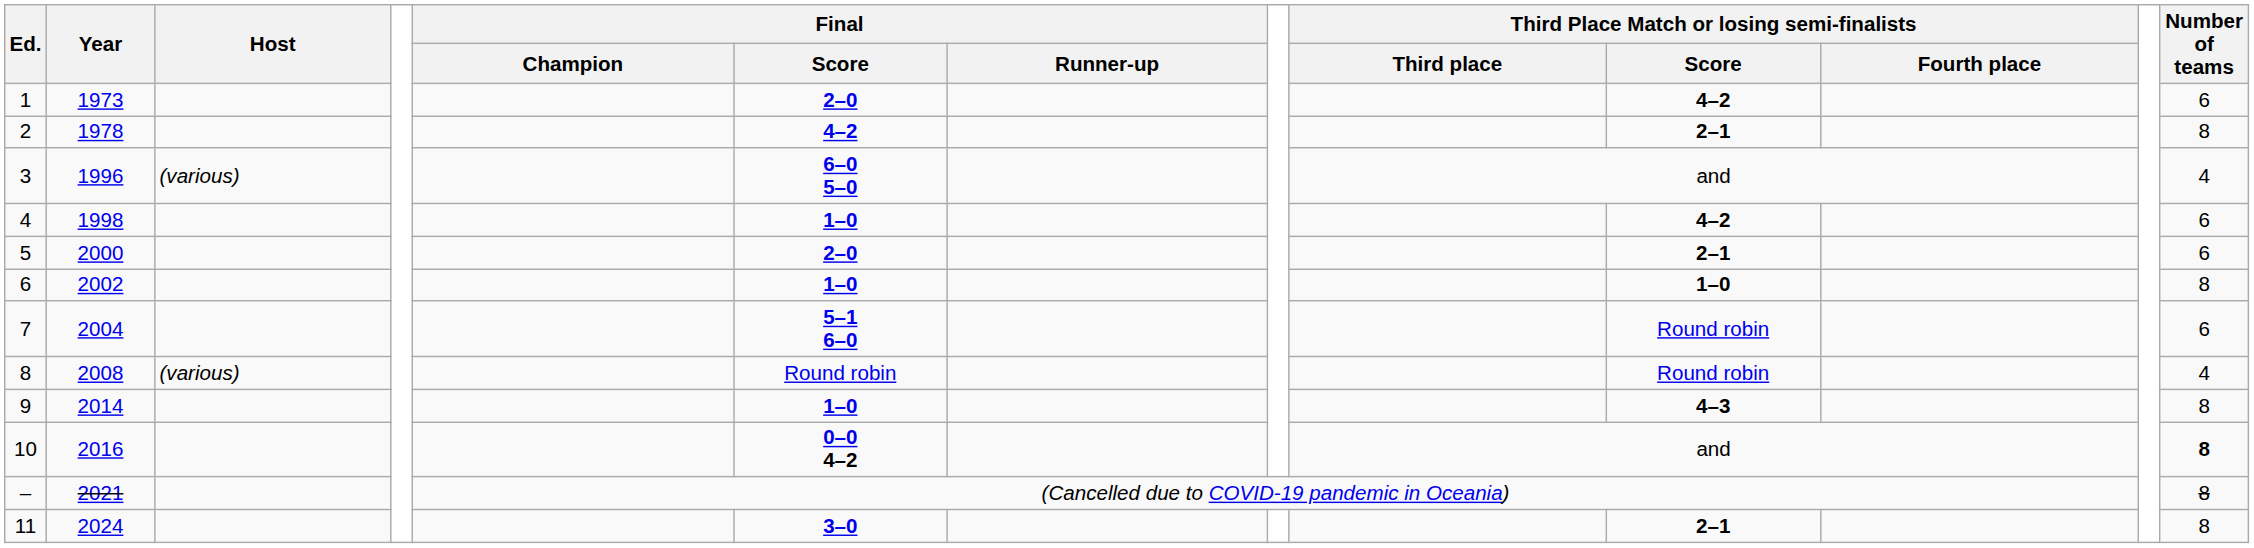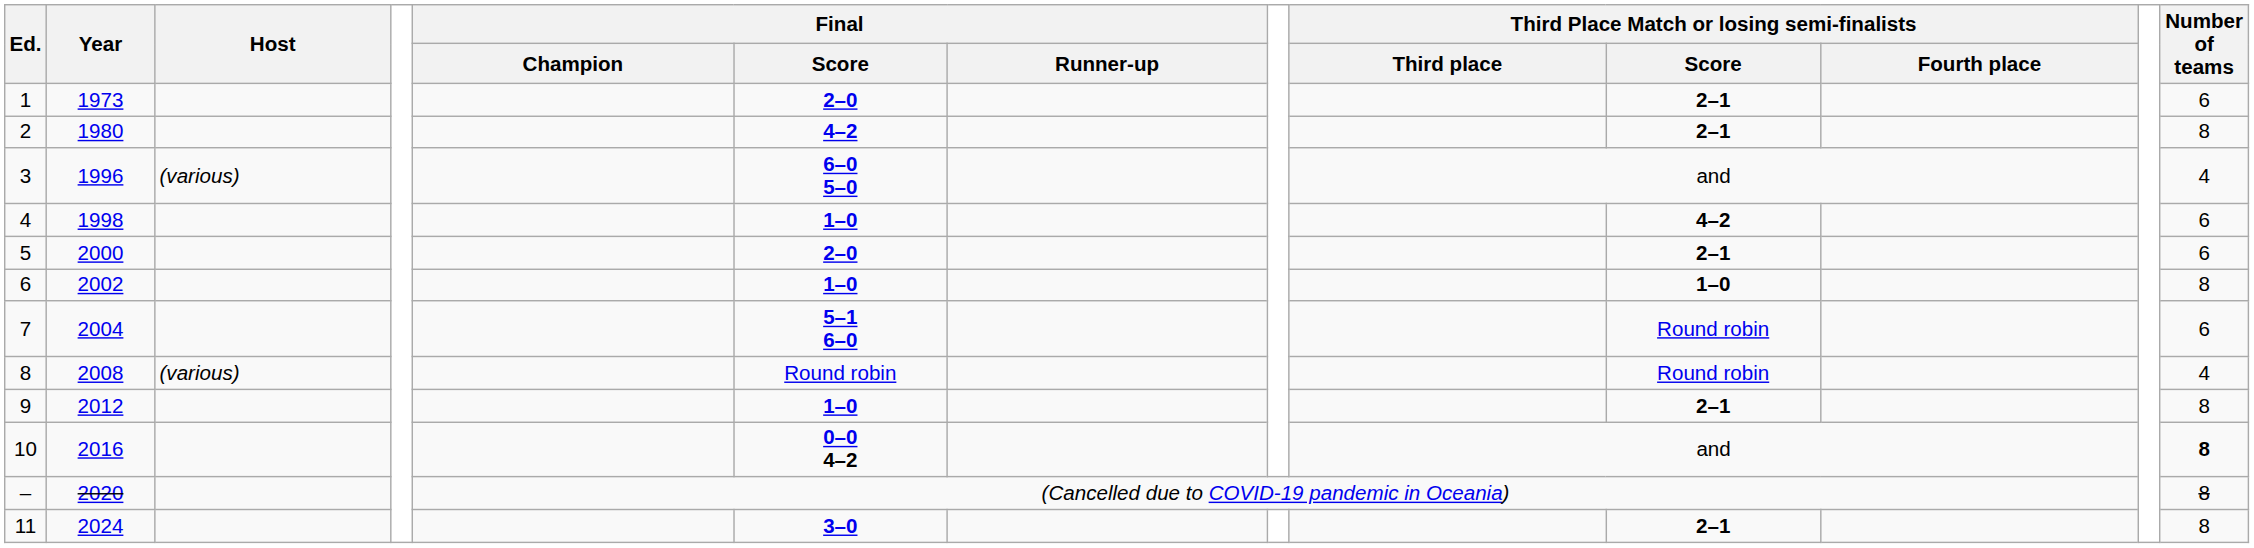(1713, 100) 4–2 -> (1713, 100) 2–1
(101, 132) 1978 -> (101, 132) 1980
(101, 406) 2014 -> (101, 406) 2012
(1713, 406) 4–3 -> (1713, 406) 2–1
(101, 494) 2021 -> (101, 494) 2020
